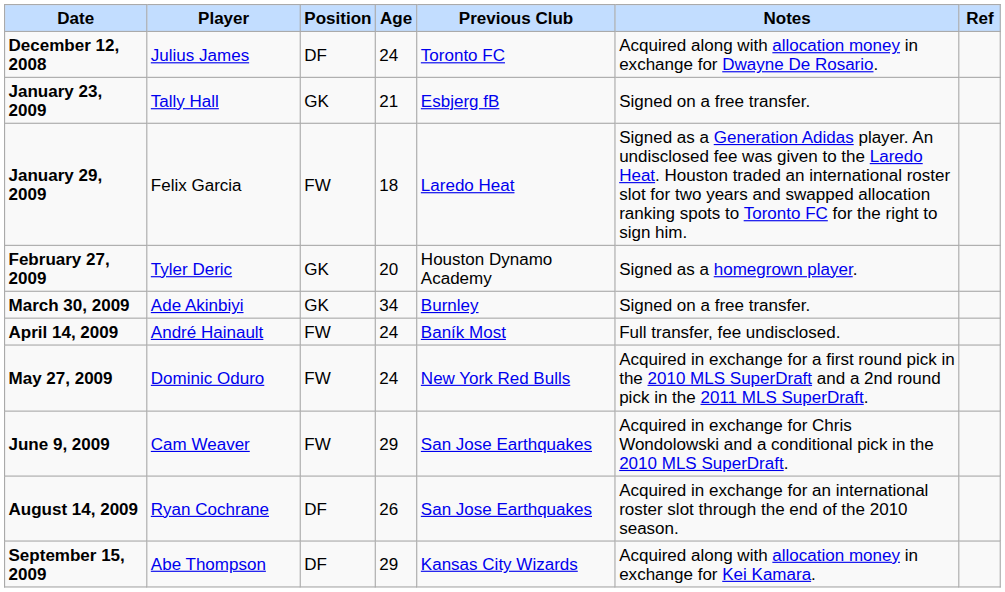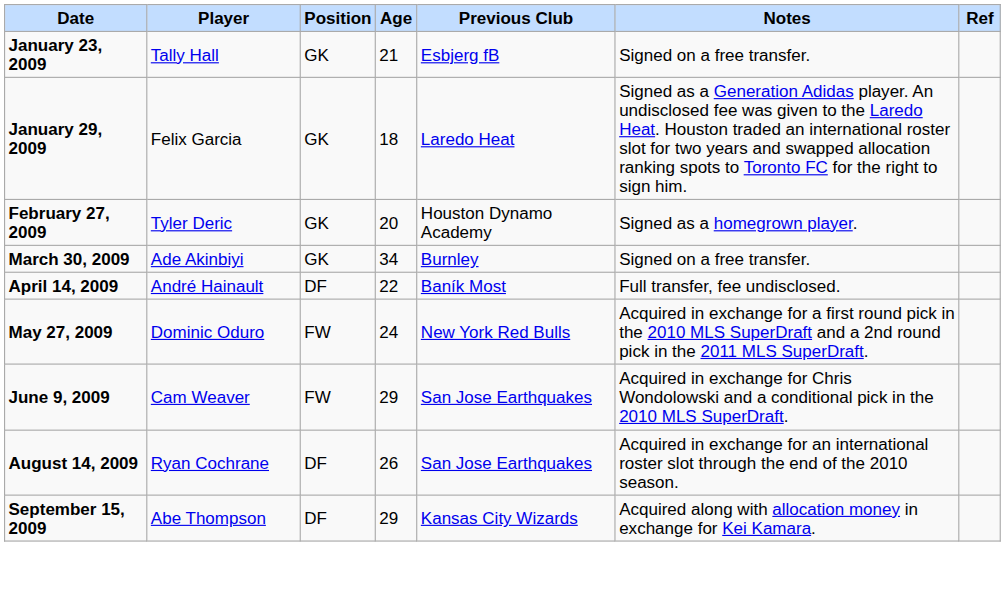- row: (64, 55)
(318, 185) FW -> (317, 139) GK
(318, 332) FW -> (316, 286) DF
(389, 332) 24 -> (389, 286) 22
